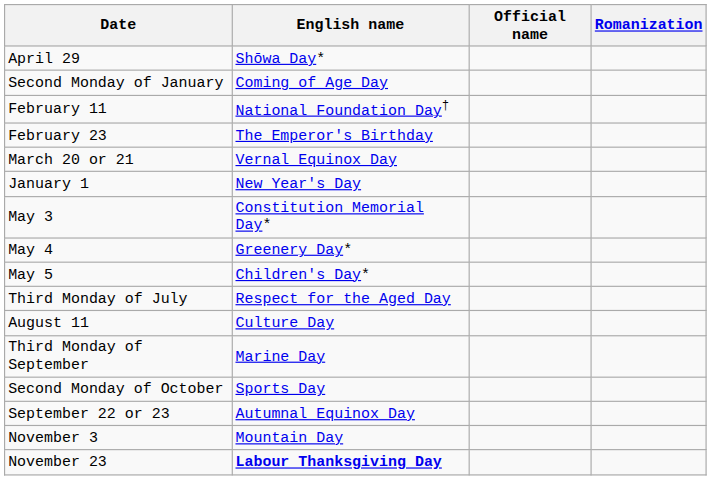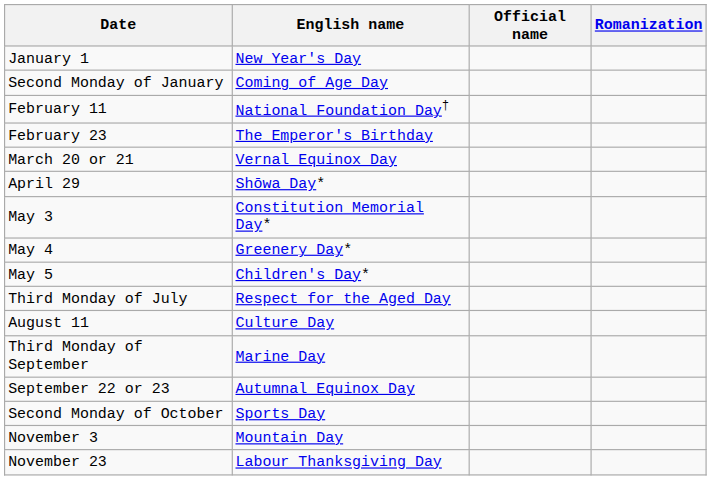rows swapped: (49, 184) <-> (44, 58)
rows swapped: (89, 413) <-> (116, 389)
(339, 462) bold -> (339, 462) normal
